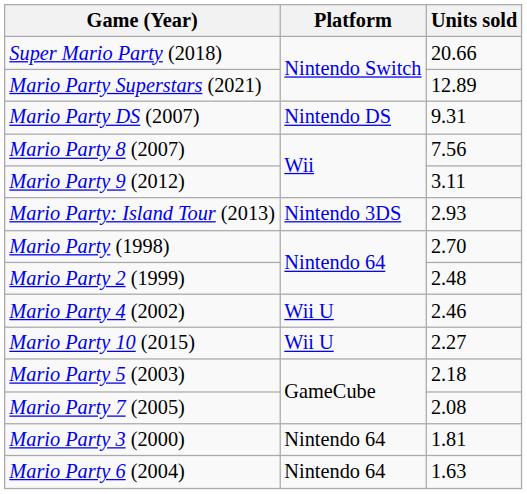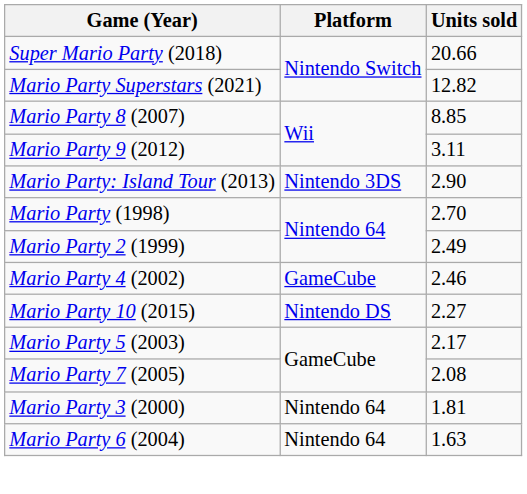(454, 85) 12.89 -> (454, 85) 12.82
- row: (104, 117)
(449, 149) 7.56 -> (449, 117) 8.85
(449, 213) 2.93 -> (449, 181) 2.90
(449, 278) 2.48 -> (449, 246) 2.49
(309, 310) Wii U -> (330, 278) GameCube
(309, 342) Wii U -> (338, 310) Nintendo DS
(449, 375) 2.18 -> (449, 342) 2.17
